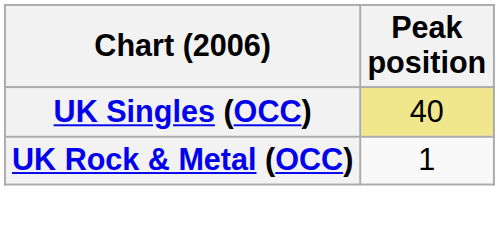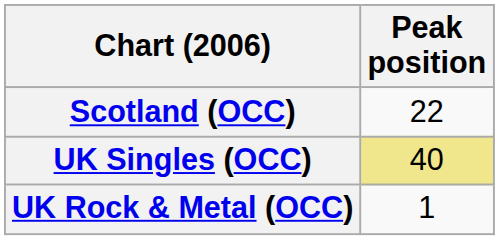+ row: (183, 111)
